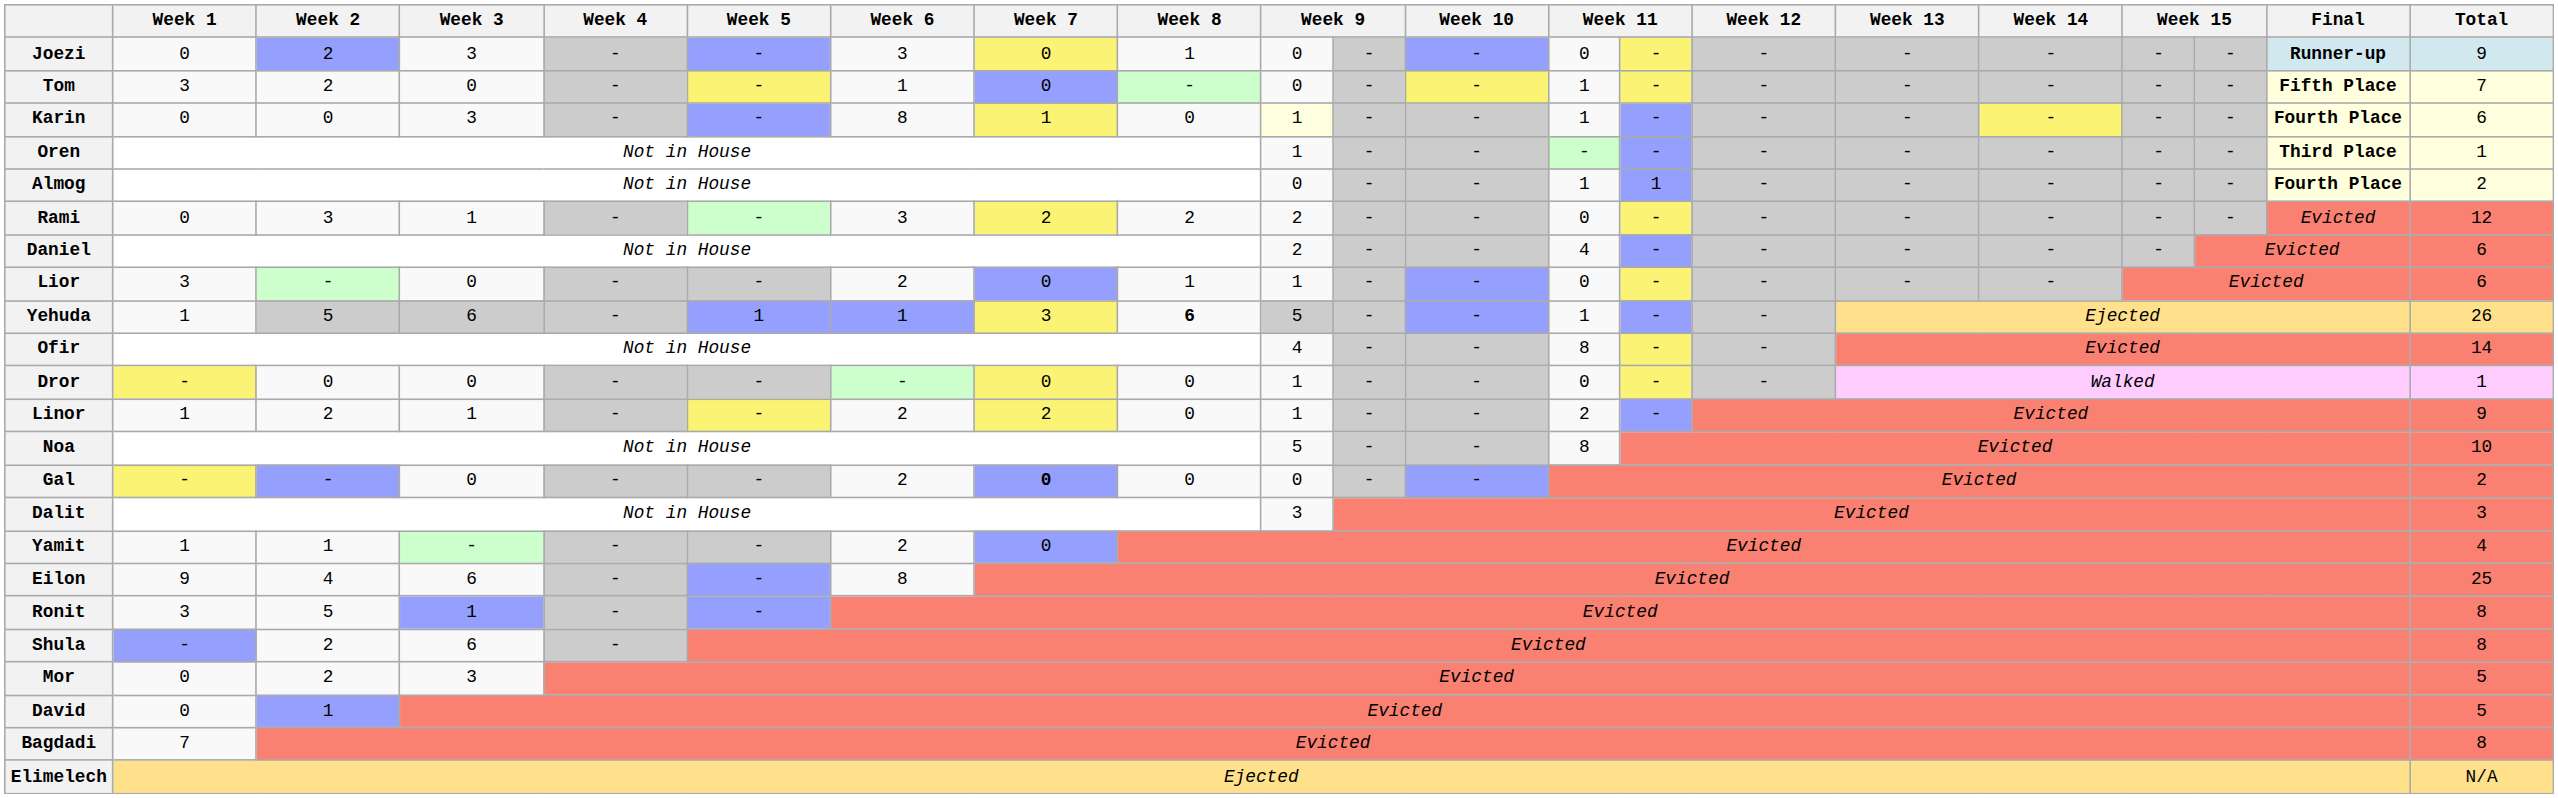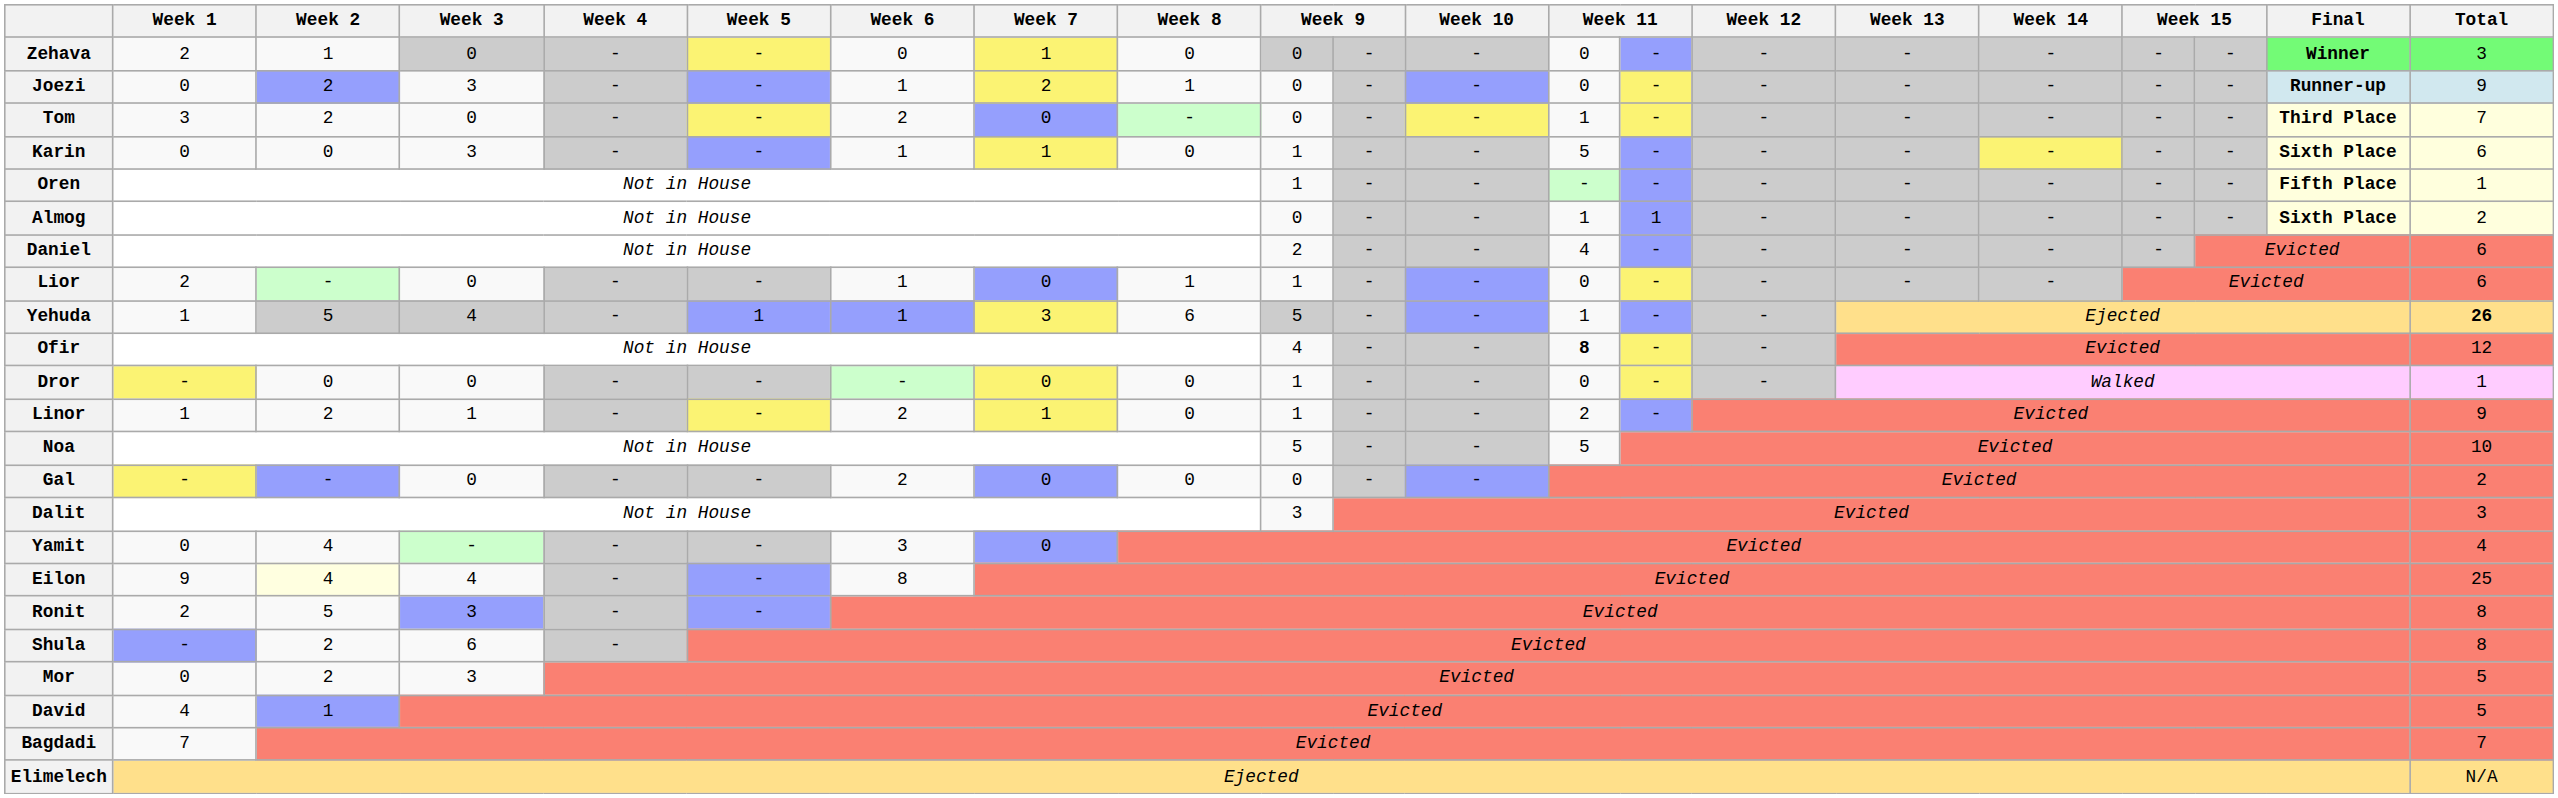+ row: (59, 53)
(902, 53) 3 -> (902, 86) 1
(1046, 53) 0 -> (1046, 86) 2
(902, 86) 1 -> (902, 119) 2
(2338, 86) Fifth Place -> (2338, 119) Third Place
(902, 119) 8 -> (902, 152) 1
(1297, 119) lightyellow background -> (1297, 152) no background
(1584, 119) 1 -> (1584, 152) 5
(2338, 119) Fourth Place -> (2338, 152) Sixth Place
(2338, 152) Third Place -> (2338, 185) Fifth Place
(2338, 185) Fourth Place -> (2338, 218) Sixth Place
- row: (59, 218)
(185, 283) 3 -> (185, 283) 2
(902, 283) 2 -> (902, 283) 1
(472, 316) 6 -> (472, 316) 4
(1190, 316) bold -> (1190, 316) normal
(2482, 316) normal -> (2482, 316) bold
(1584, 349) normal -> (1584, 349) bold
(2482, 349) 14 -> (2482, 349) 12
(1046, 415) 2 -> (1046, 415) 1
(1584, 448) 8 -> (1584, 448) 5
(1046, 480) bold -> (1046, 480) normal
(185, 546) 1 -> (185, 546) 0
(328, 546) 1 -> (328, 546) 4
(902, 546) 2 -> (902, 546) 3
(328, 579) no background -> (328, 579) lightyellow background
(472, 579) 6 -> (472, 579) 4
(185, 612) 3 -> (185, 612) 2
(472, 612) 1 -> (472, 612) 3
(185, 710) 0 -> (185, 710) 4
(2482, 743) 8 -> (2482, 743) 7
